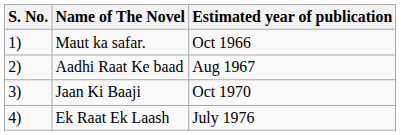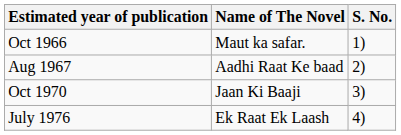columns swapped: (28, 17) <-> (292, 17)
